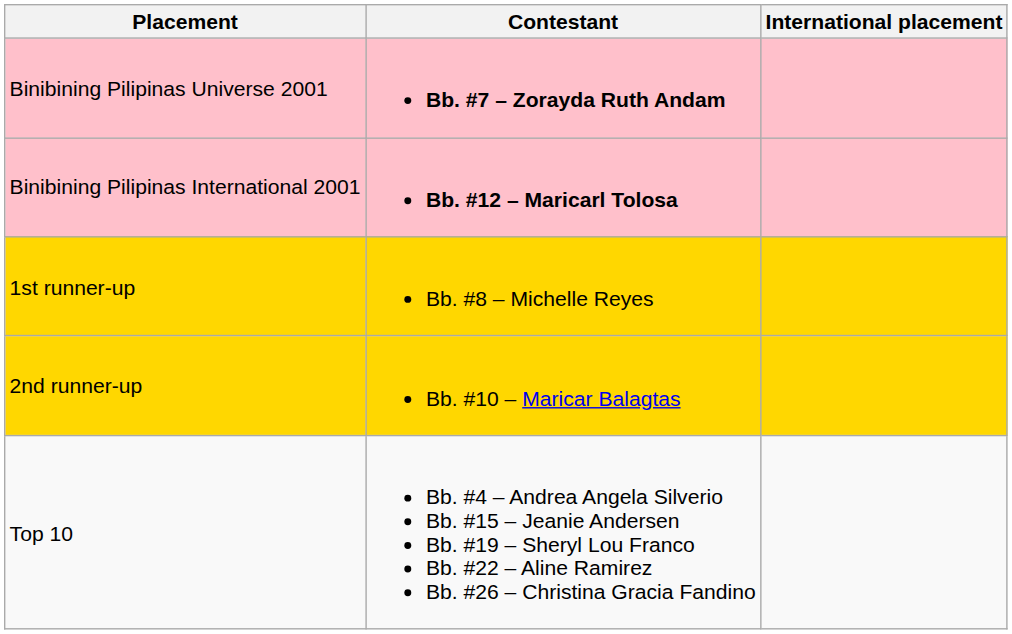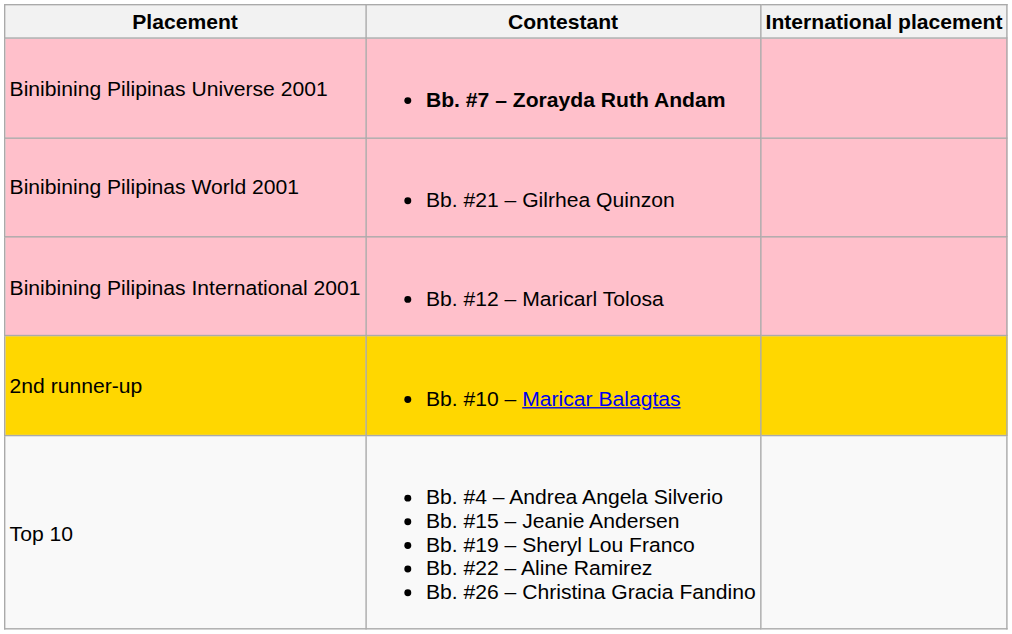+ row: (154, 187)
(563, 199) bold -> (563, 298) normal
- row: (72, 287)
